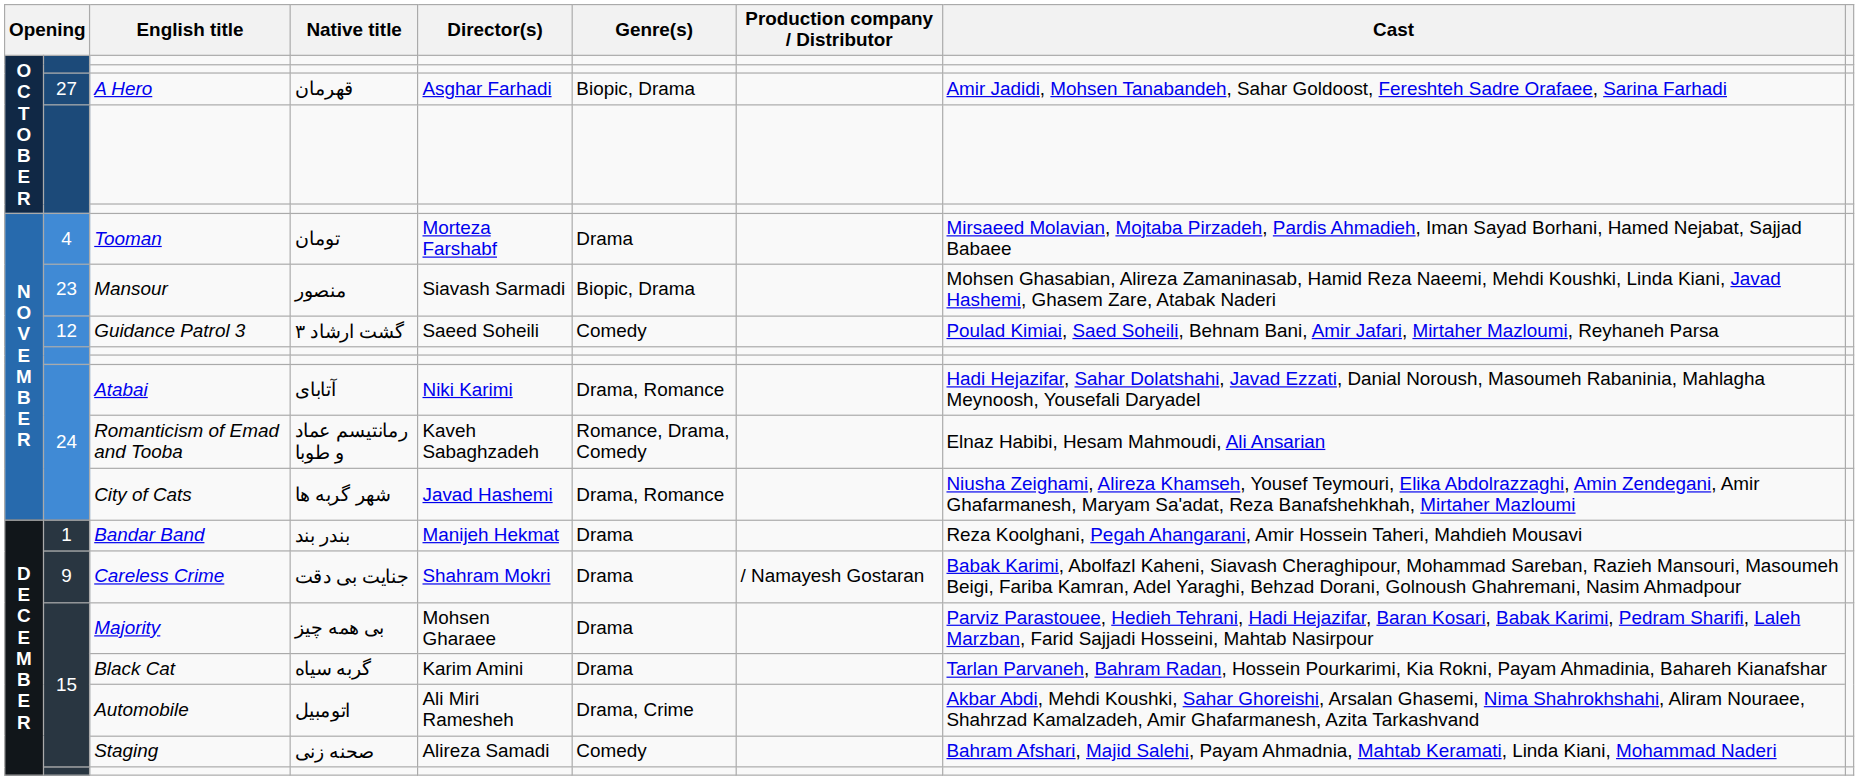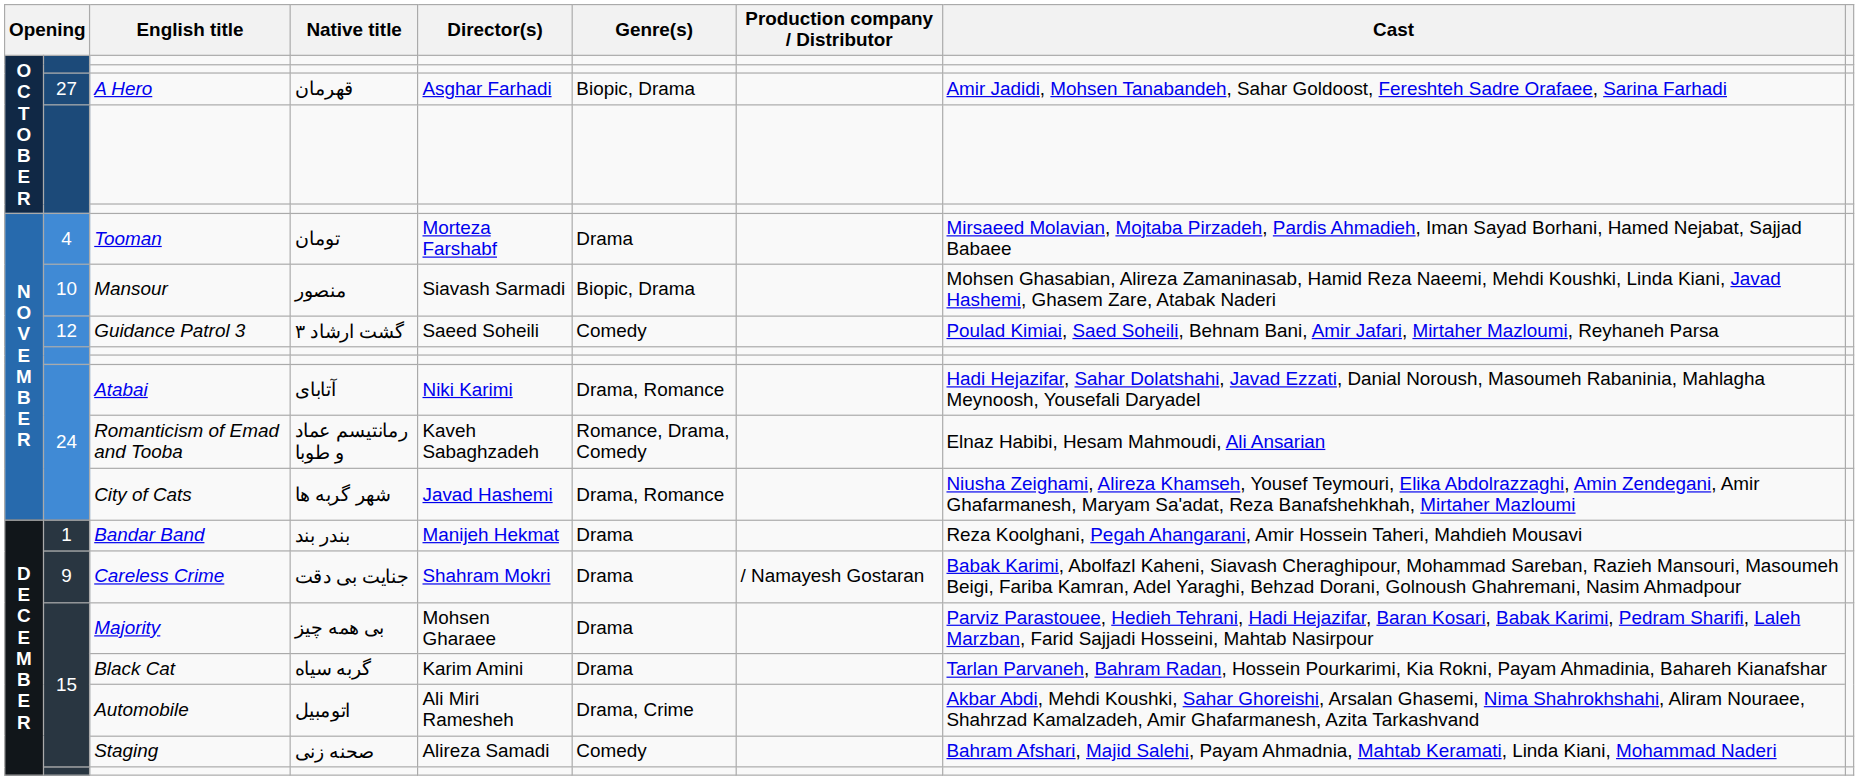(66, 289) 23 -> (66, 289) 10
